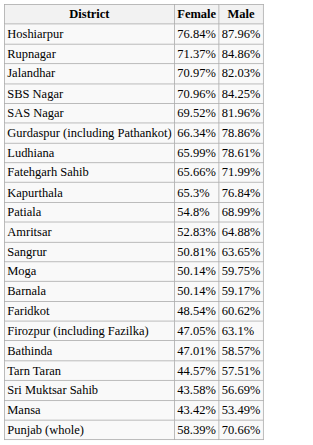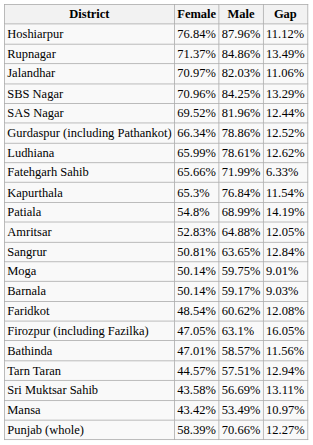+ column: (285, 14)
